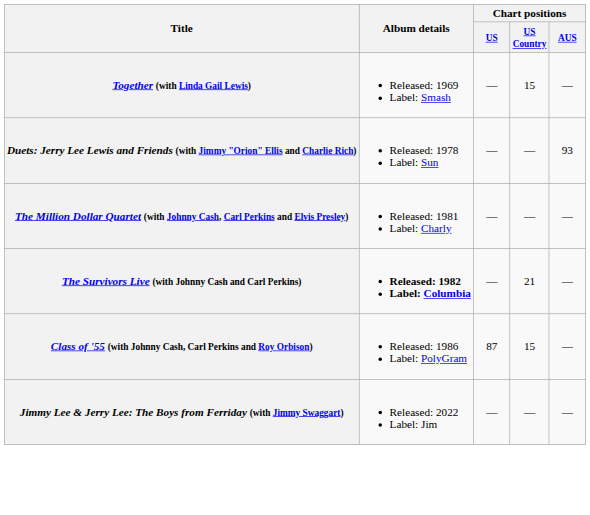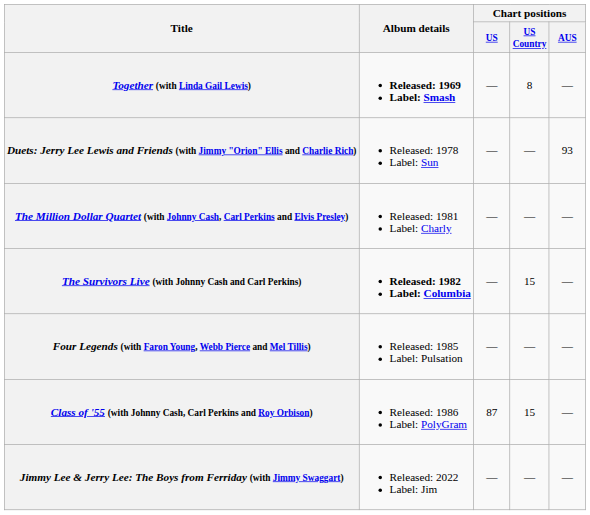(416, 91) normal -> (416, 91) bold
(530, 85) 15 -> (530, 85) 8
(530, 281) 21 -> (530, 281) 15
+ row: (182, 346)
